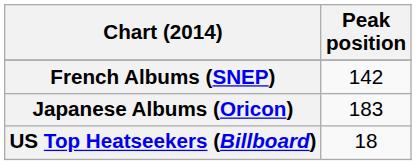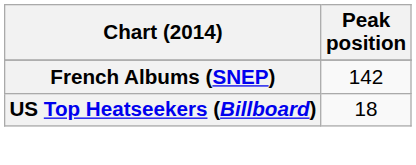- row: (163, 109)
